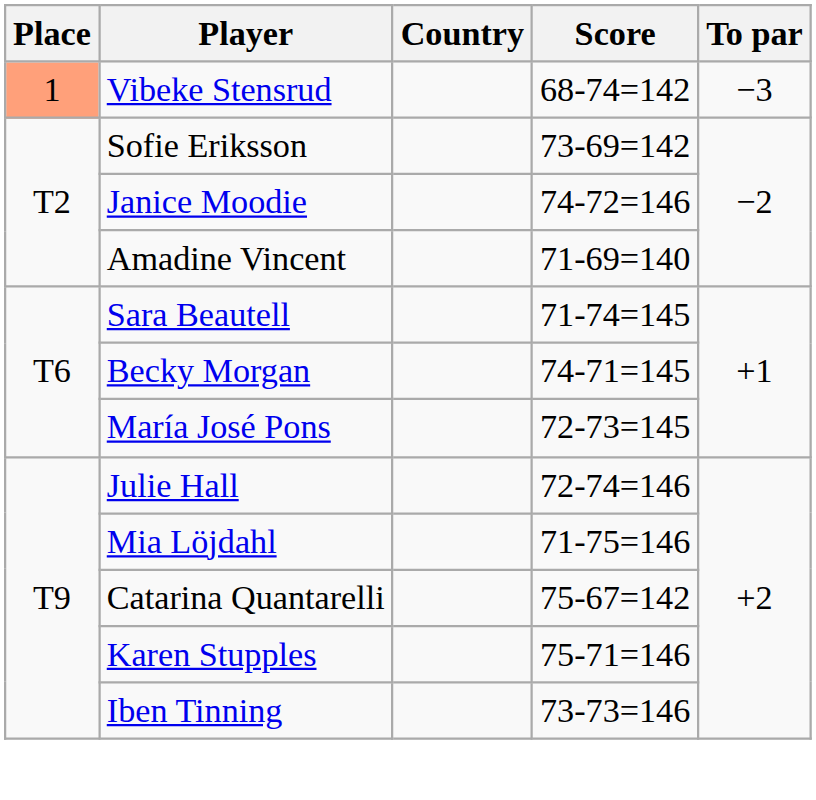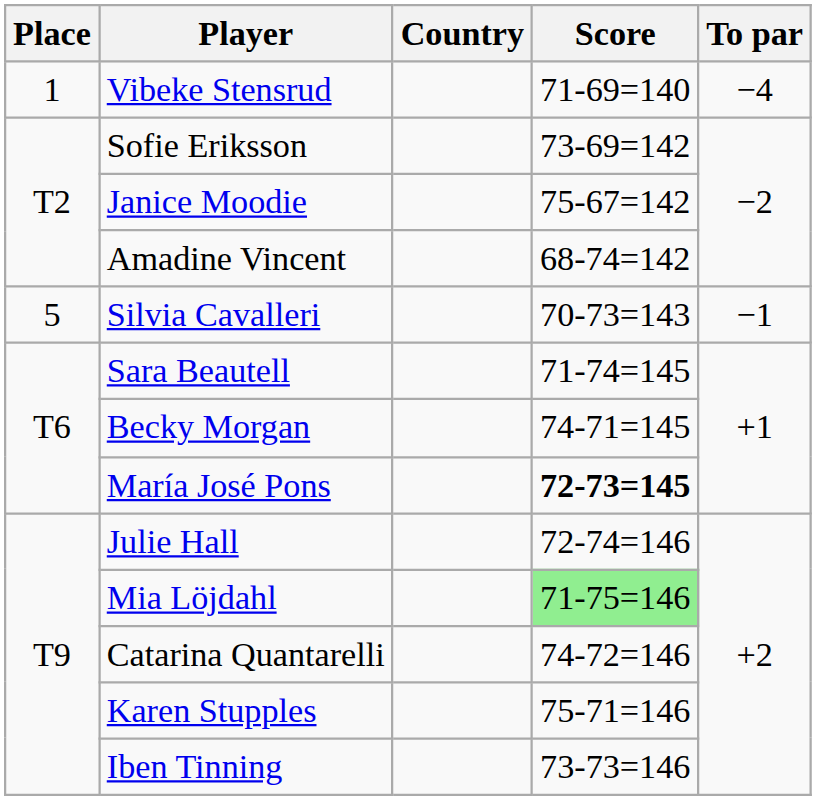(52, 89) lightsalmon background -> (52, 89) no background
(615, 89) 68-74=142 -> (615, 89) 71-69=140
(754, 89) −3 -> (755, 89) −4
(615, 202) 74-72=146 -> (615, 202) 75-67=142
(615, 258) 71-69=140 -> (615, 258) 68-74=142
+ row: (214, 314)
(615, 427) normal -> (615, 484) bold
(615, 540) no background -> (615, 596) lightgreen background
(615, 596) 75-67=142 -> (615, 653) 74-72=146
